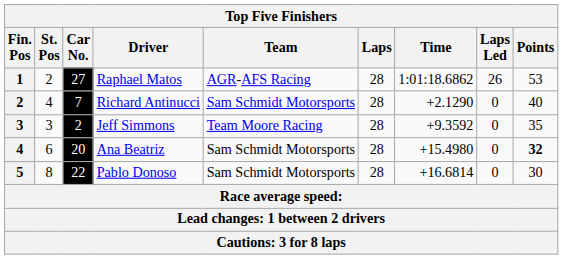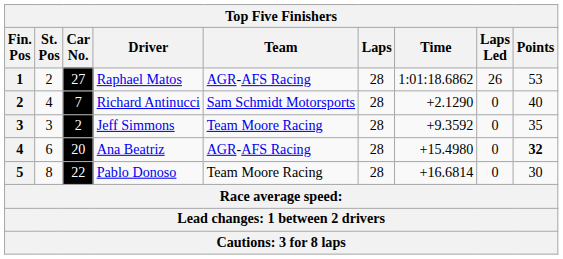(281, 149) Sam Schmidt Motorsports -> (259, 149) AGR-AFS Racing
(281, 172) Sam Schmidt Motorsports -> (265, 172) Team Moore Racing
